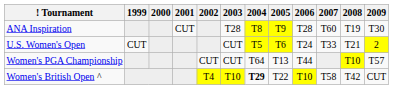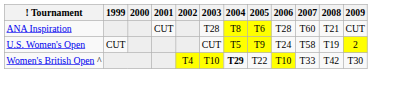(281, 28) T9 -> (259, 28) T6
(352, 28) T19 -> (331, 28) T21
(376, 28) T30 -> (355, 28) CUT
(281, 44) T6 -> (259, 44) T9
(328, 44) T33 -> (307, 44) T58
(352, 44) T21 -> (331, 44) T19
- row: (65, 60)
(328, 76) T58 -> (307, 60) T33
(376, 76) CUT -> (355, 60) T30
